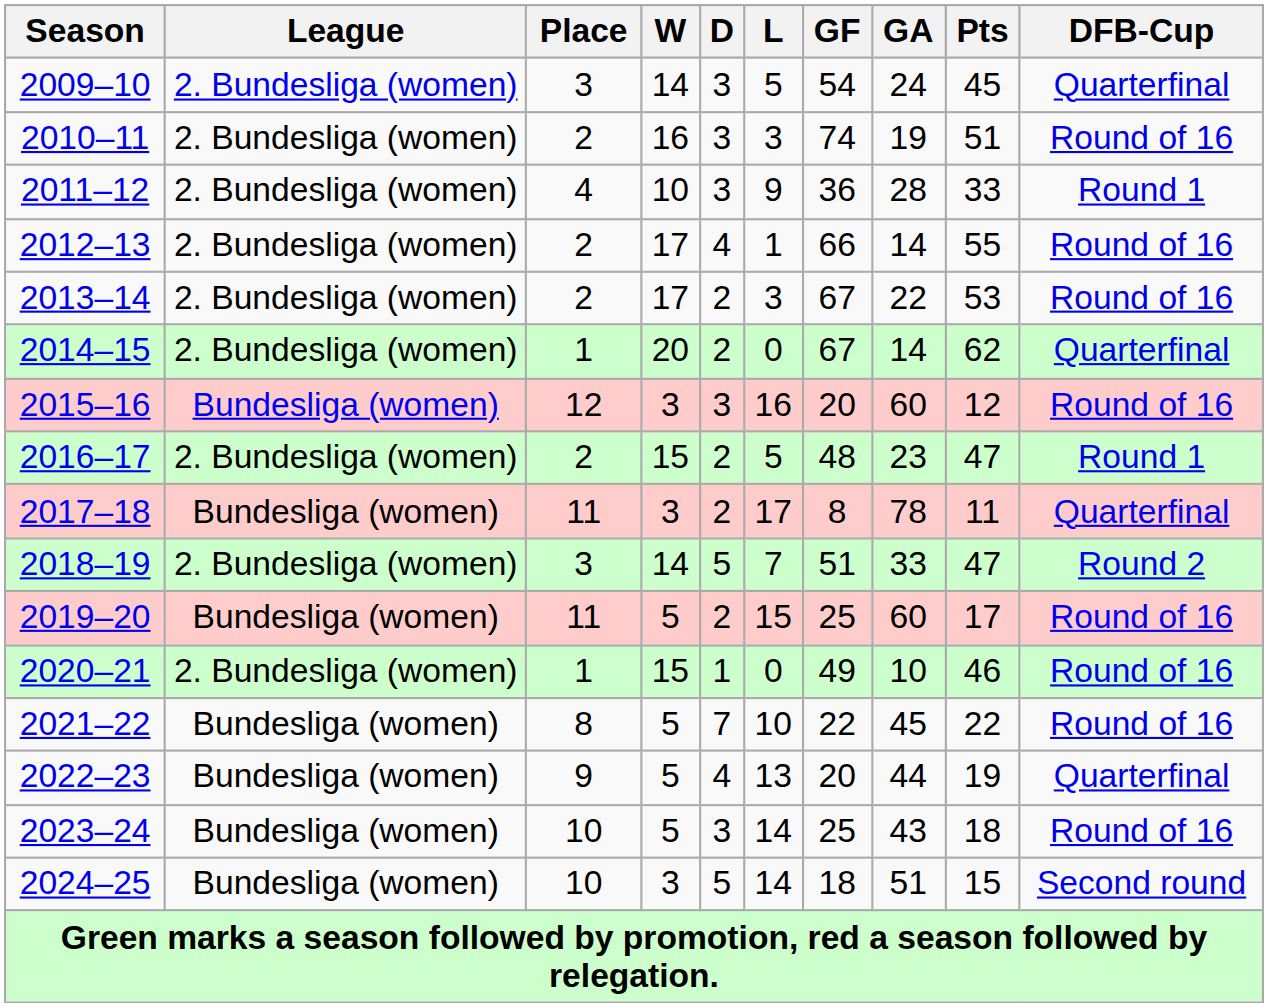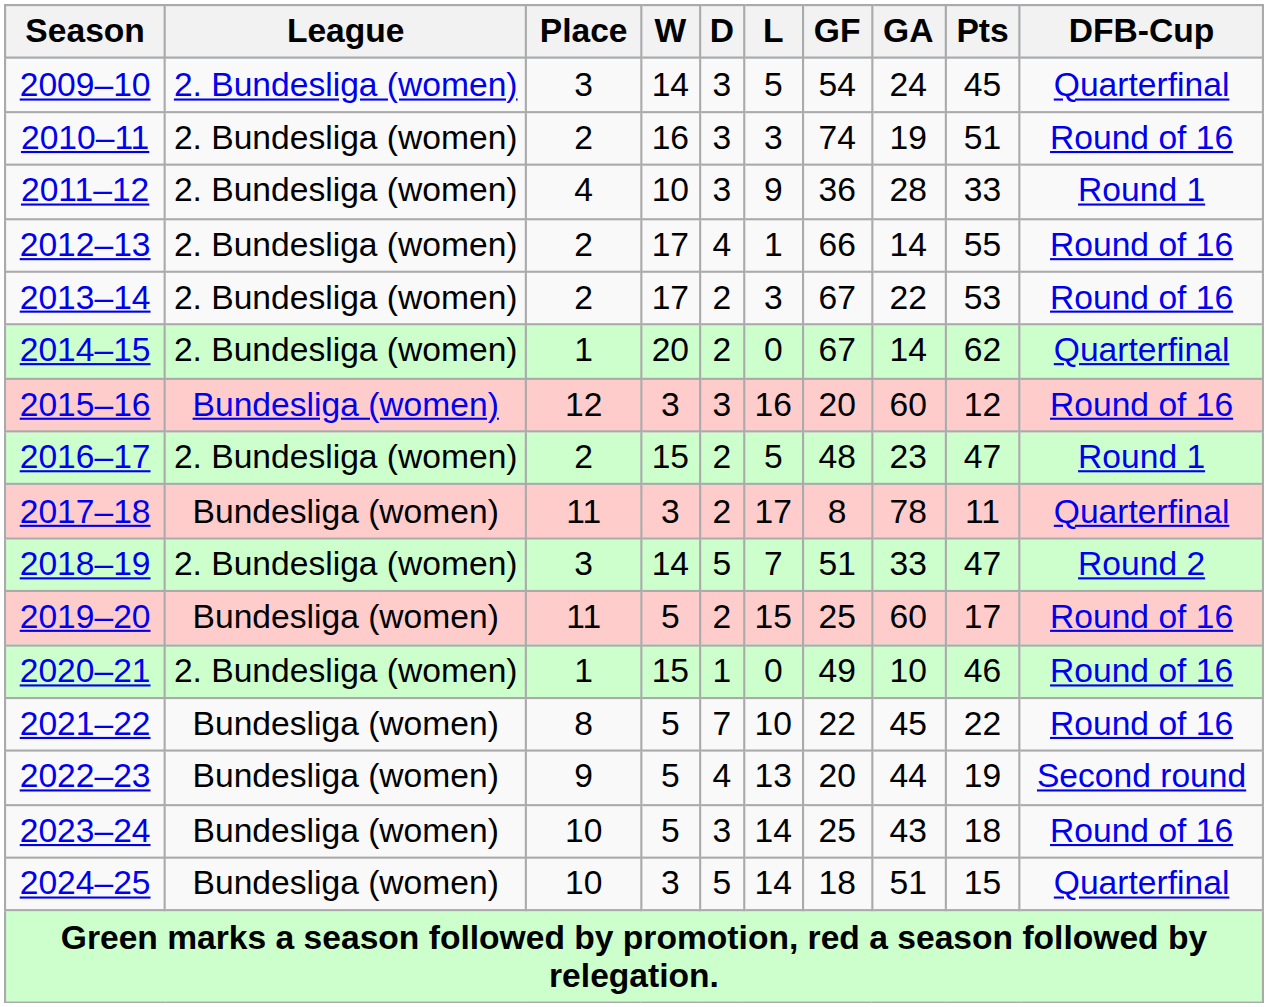(1142, 777) Quarterfinal -> (1142, 777) Second round
(1142, 883) Second round -> (1142, 883) Quarterfinal
